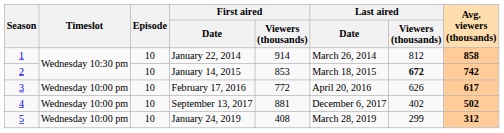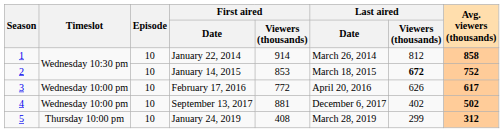(471, 71) 742 -> (471, 71) 752
(85, 119) Wednesday 10:00 pm -> (85, 119) Thursday 10:00 pm
